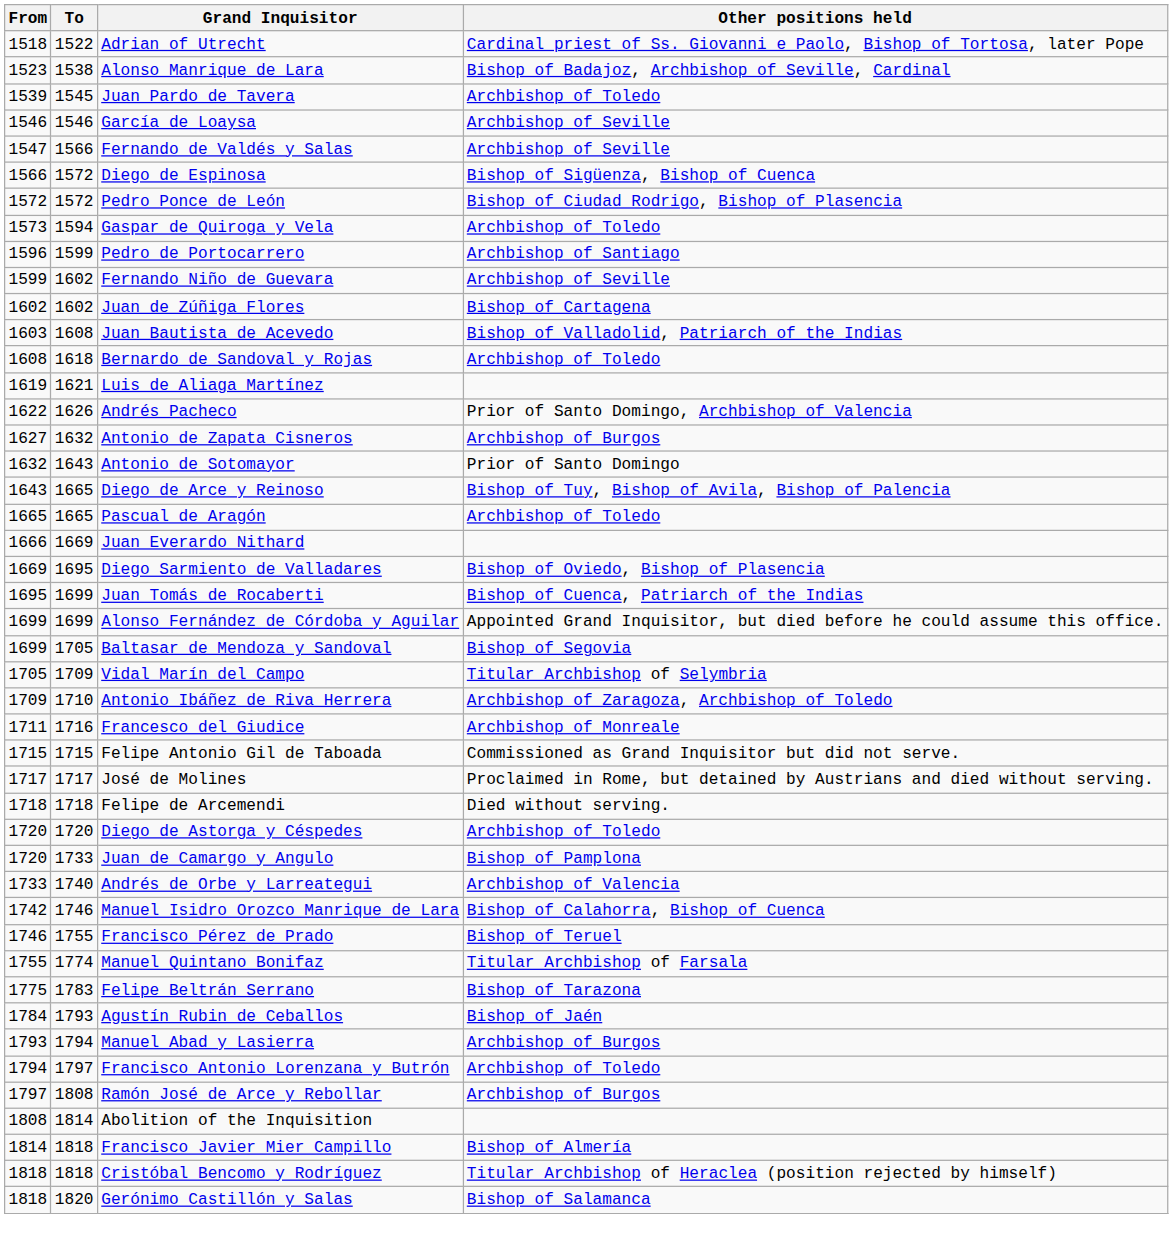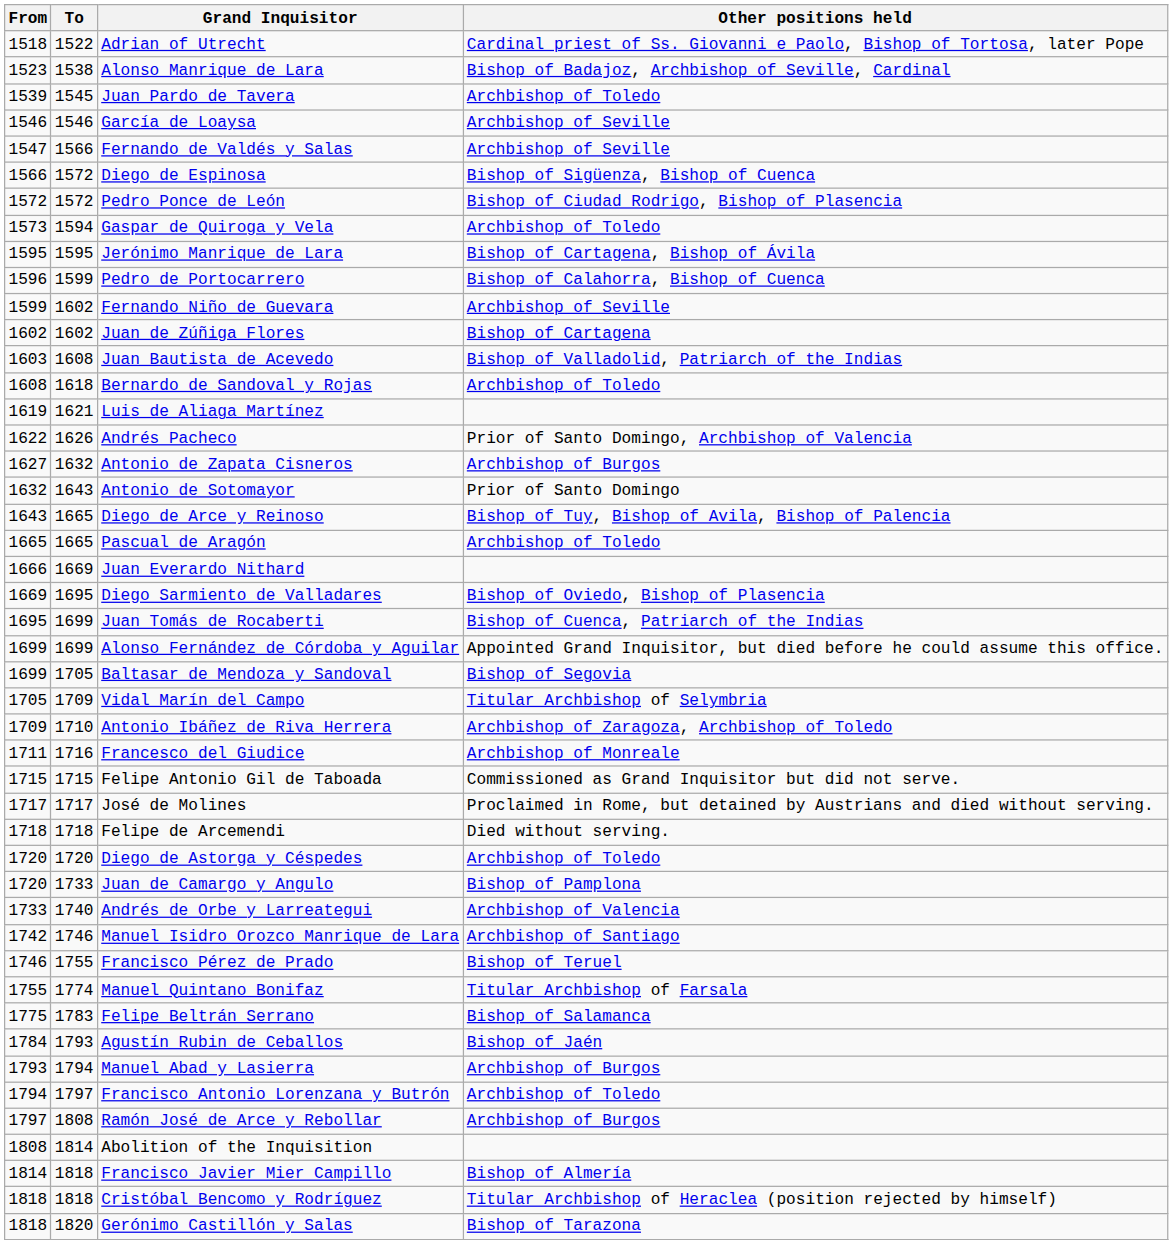+ row: (222, 254)
(573, 254) Archbishop of Santiago -> (646, 280) Bishop of Calahorra, Bishop of Cuenca
(646, 911) Bishop of Calahorra, Bishop of Cuenca -> (573, 937) Archbishop of Santiago
(554, 990) Bishop of Tarazona -> (559, 1016) Bishop of Salamanca
(559, 1200) Bishop of Salamanca -> (554, 1226) Bishop of Tarazona
